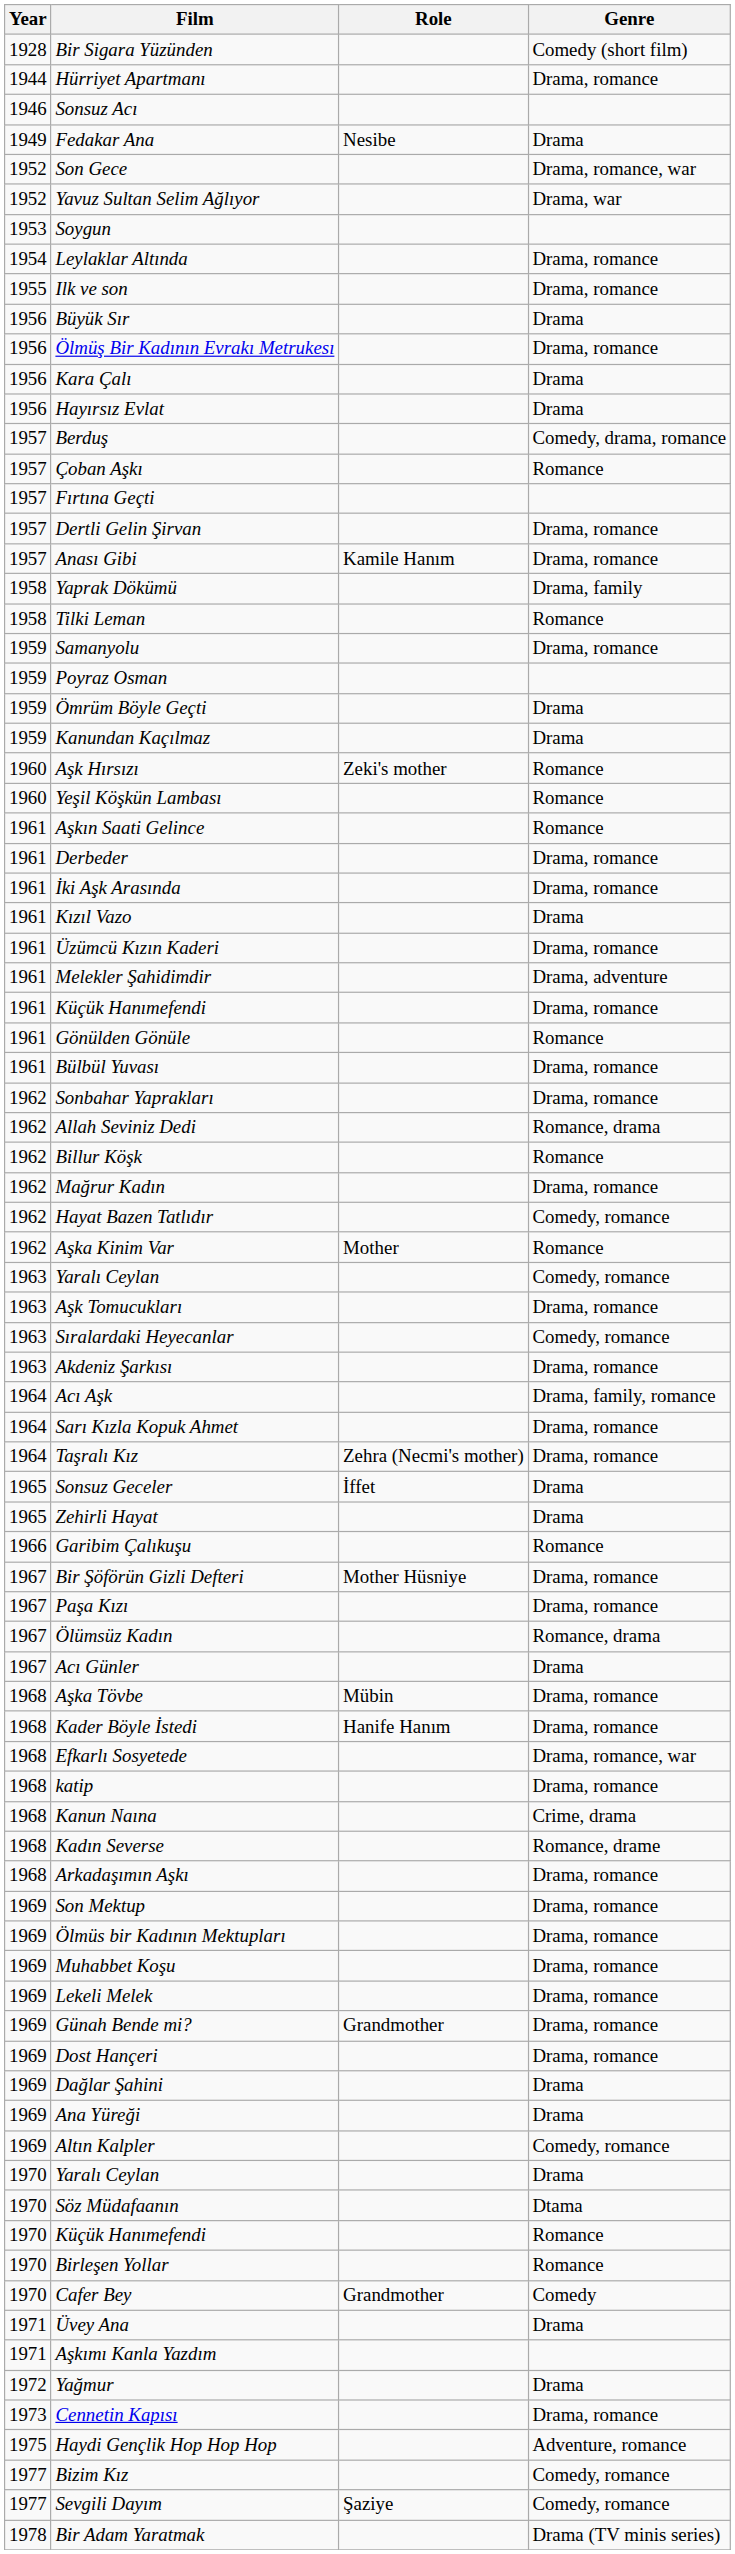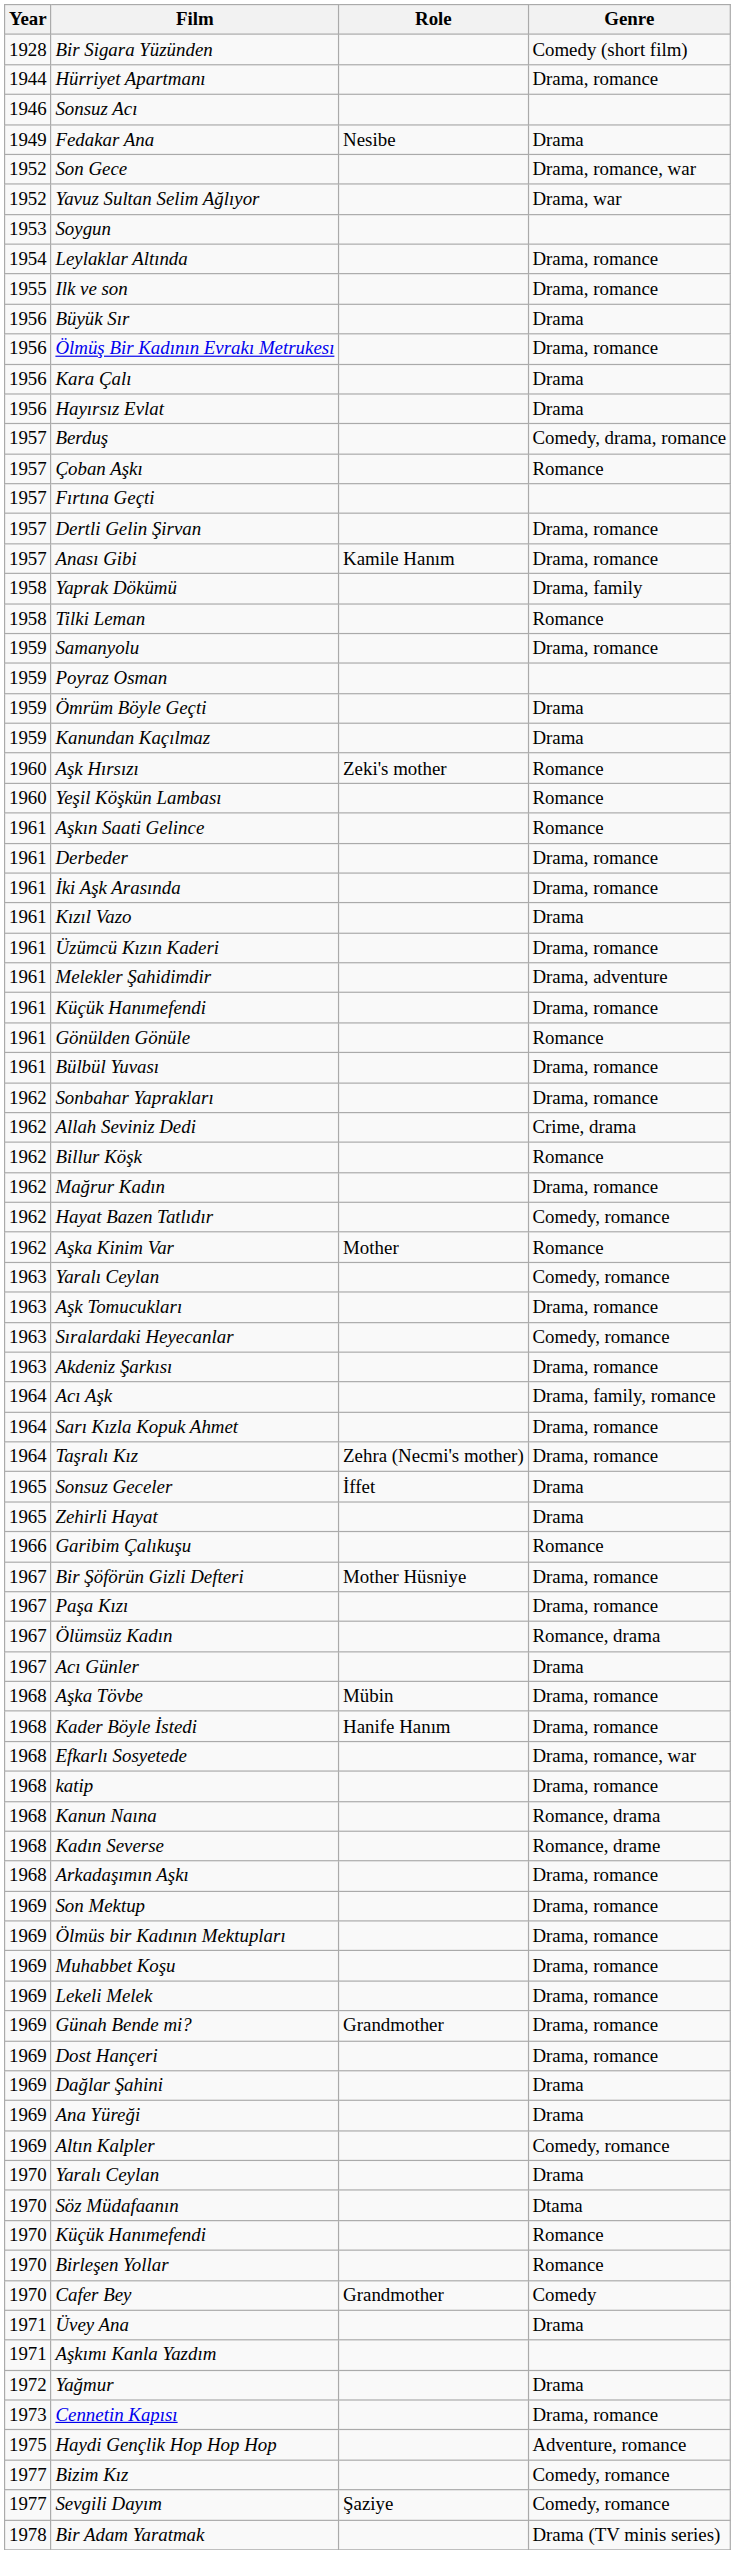(596, 1127) Romance, drama -> (584, 1127) Crime, drama
(584, 1816) Crime, drama -> (596, 1816) Romance, drama
